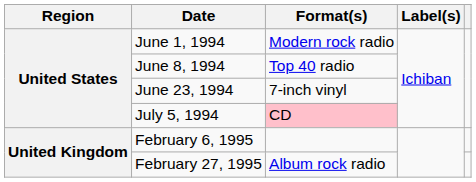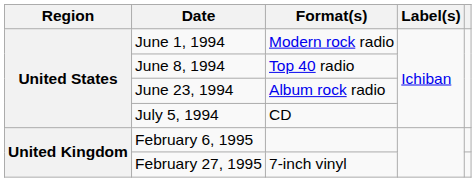(308, 90) 7-inch vinyl -> (327, 90) Album rock radio
(280, 115) pink background -> (280, 115) no background
(327, 164) Album rock radio -> (308, 164) 7-inch vinyl
